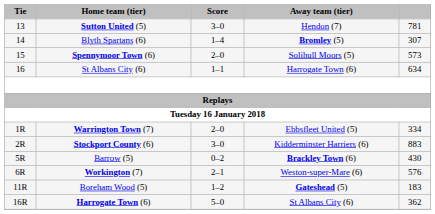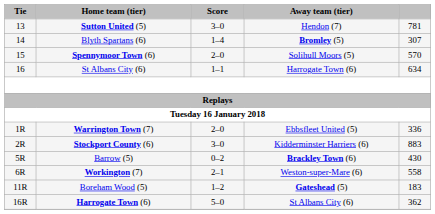(415, 55) 573 -> (415, 55) 570
(415, 129) 334 -> (415, 129) 336
(415, 173) 576 -> (415, 173) 558
